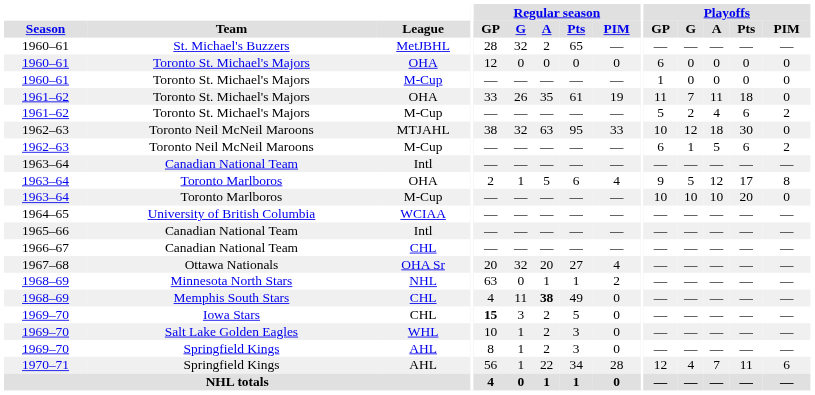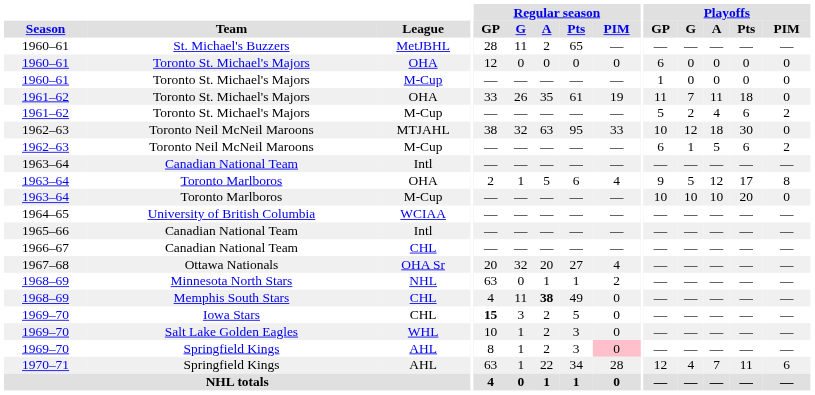(521, 46) 32 -> (521, 46) 11
(617, 348) no background -> (617, 348) pink background
(491, 365) 56 -> (491, 365) 63
